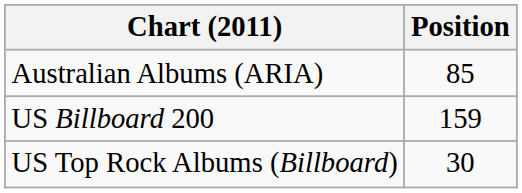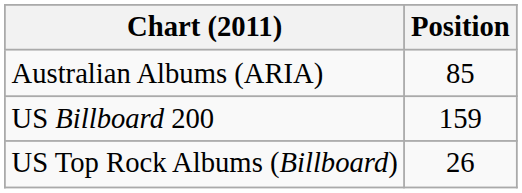(460, 163) 30 -> (460, 163) 26
